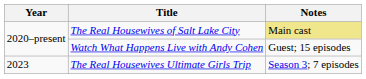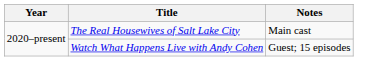(290, 30) khaki background -> (290, 30) no background
- row: (161, 64)
